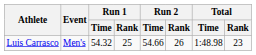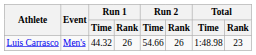(101, 43) 54.32 -> (101, 43) 44.32
(127, 43) 25 -> (127, 43) 26
